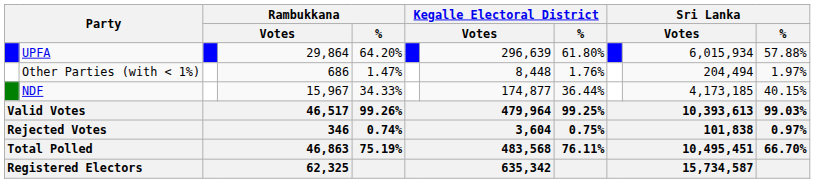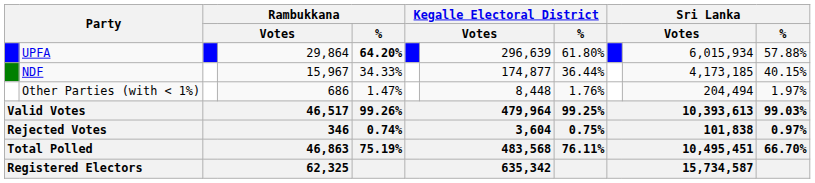(381, 53) normal -> (381, 53) bold
rows swapped: (33, 91) <-> (111, 72)
